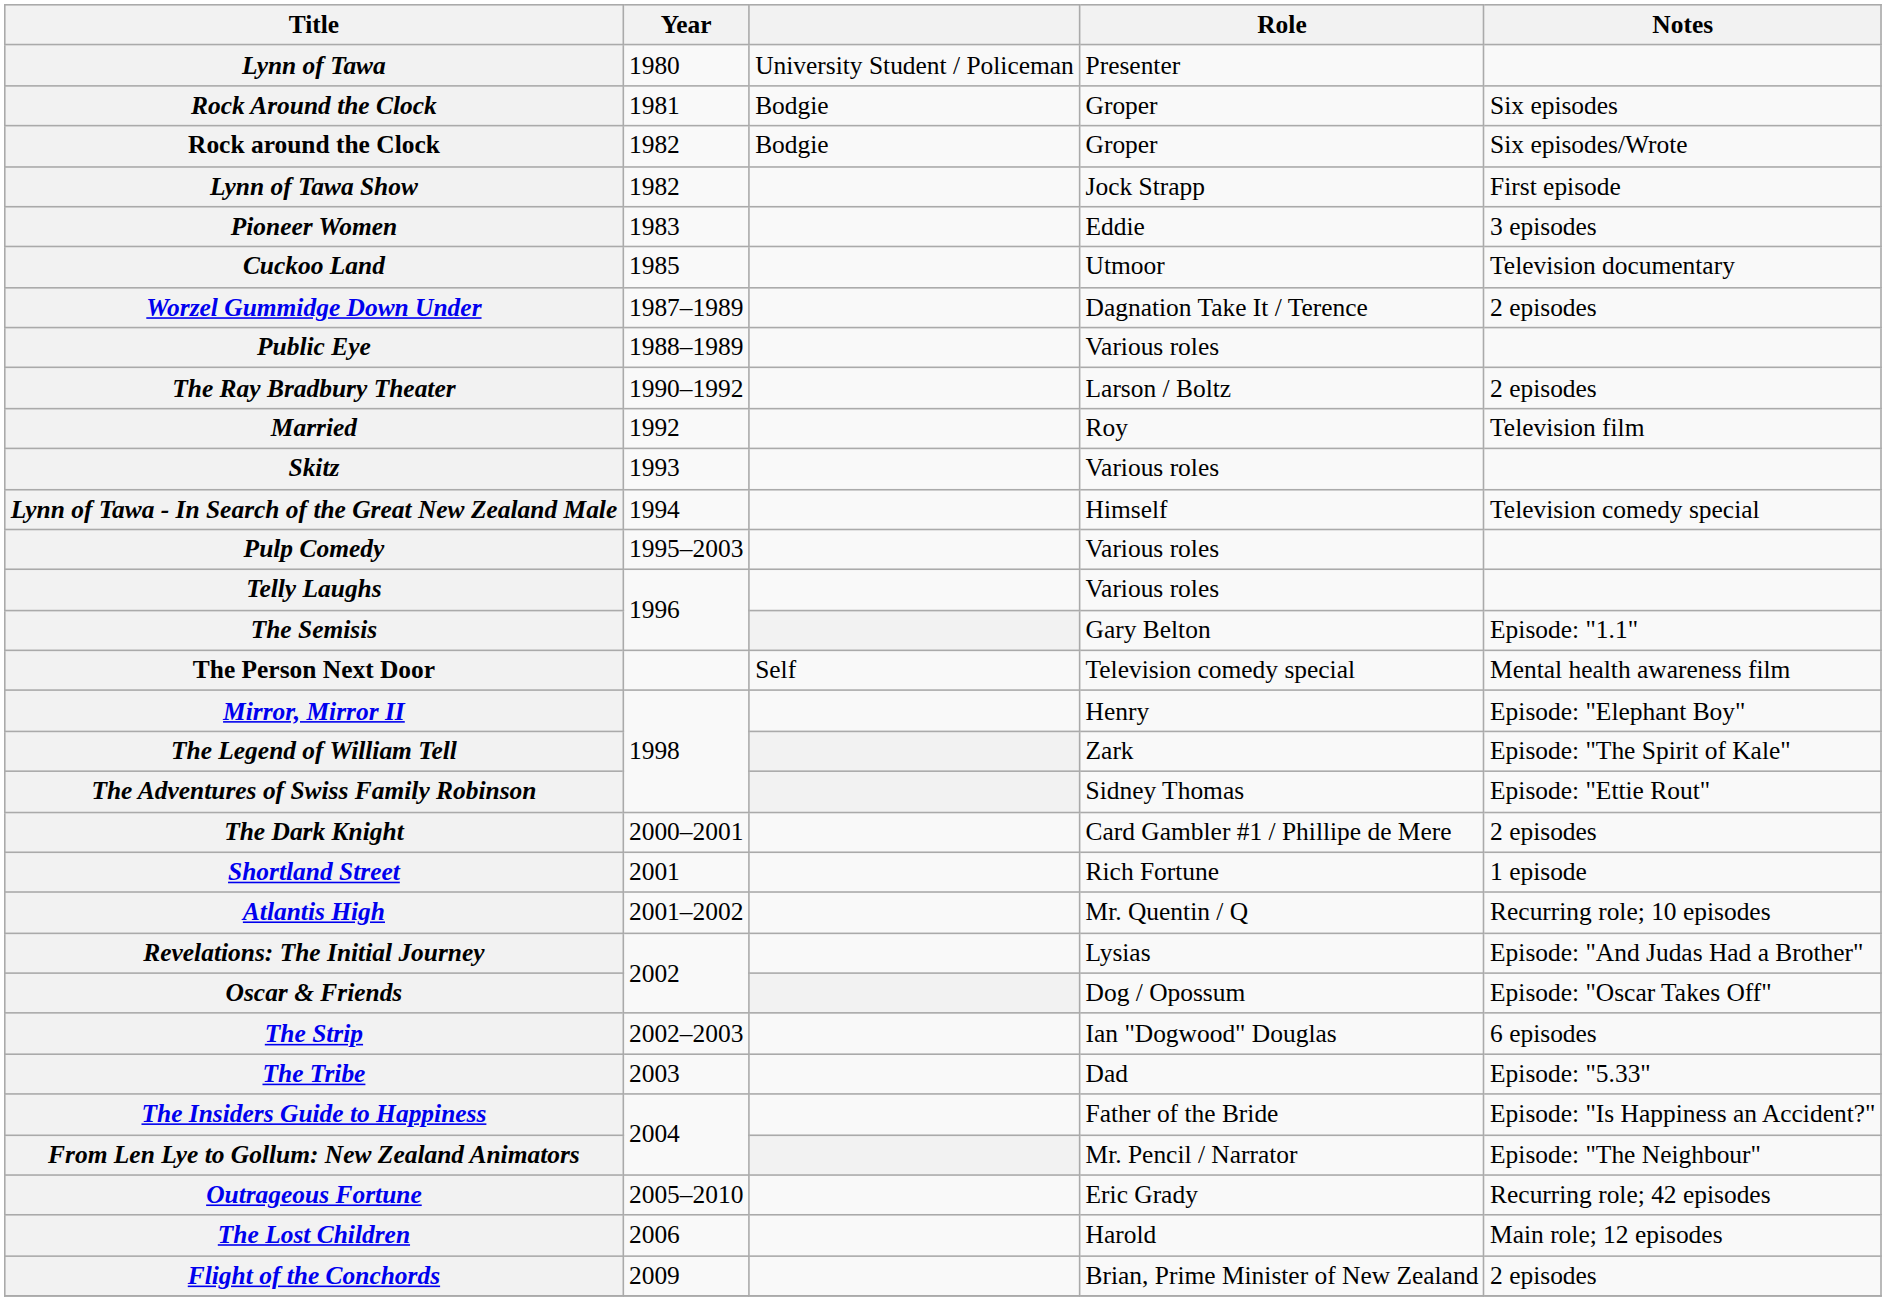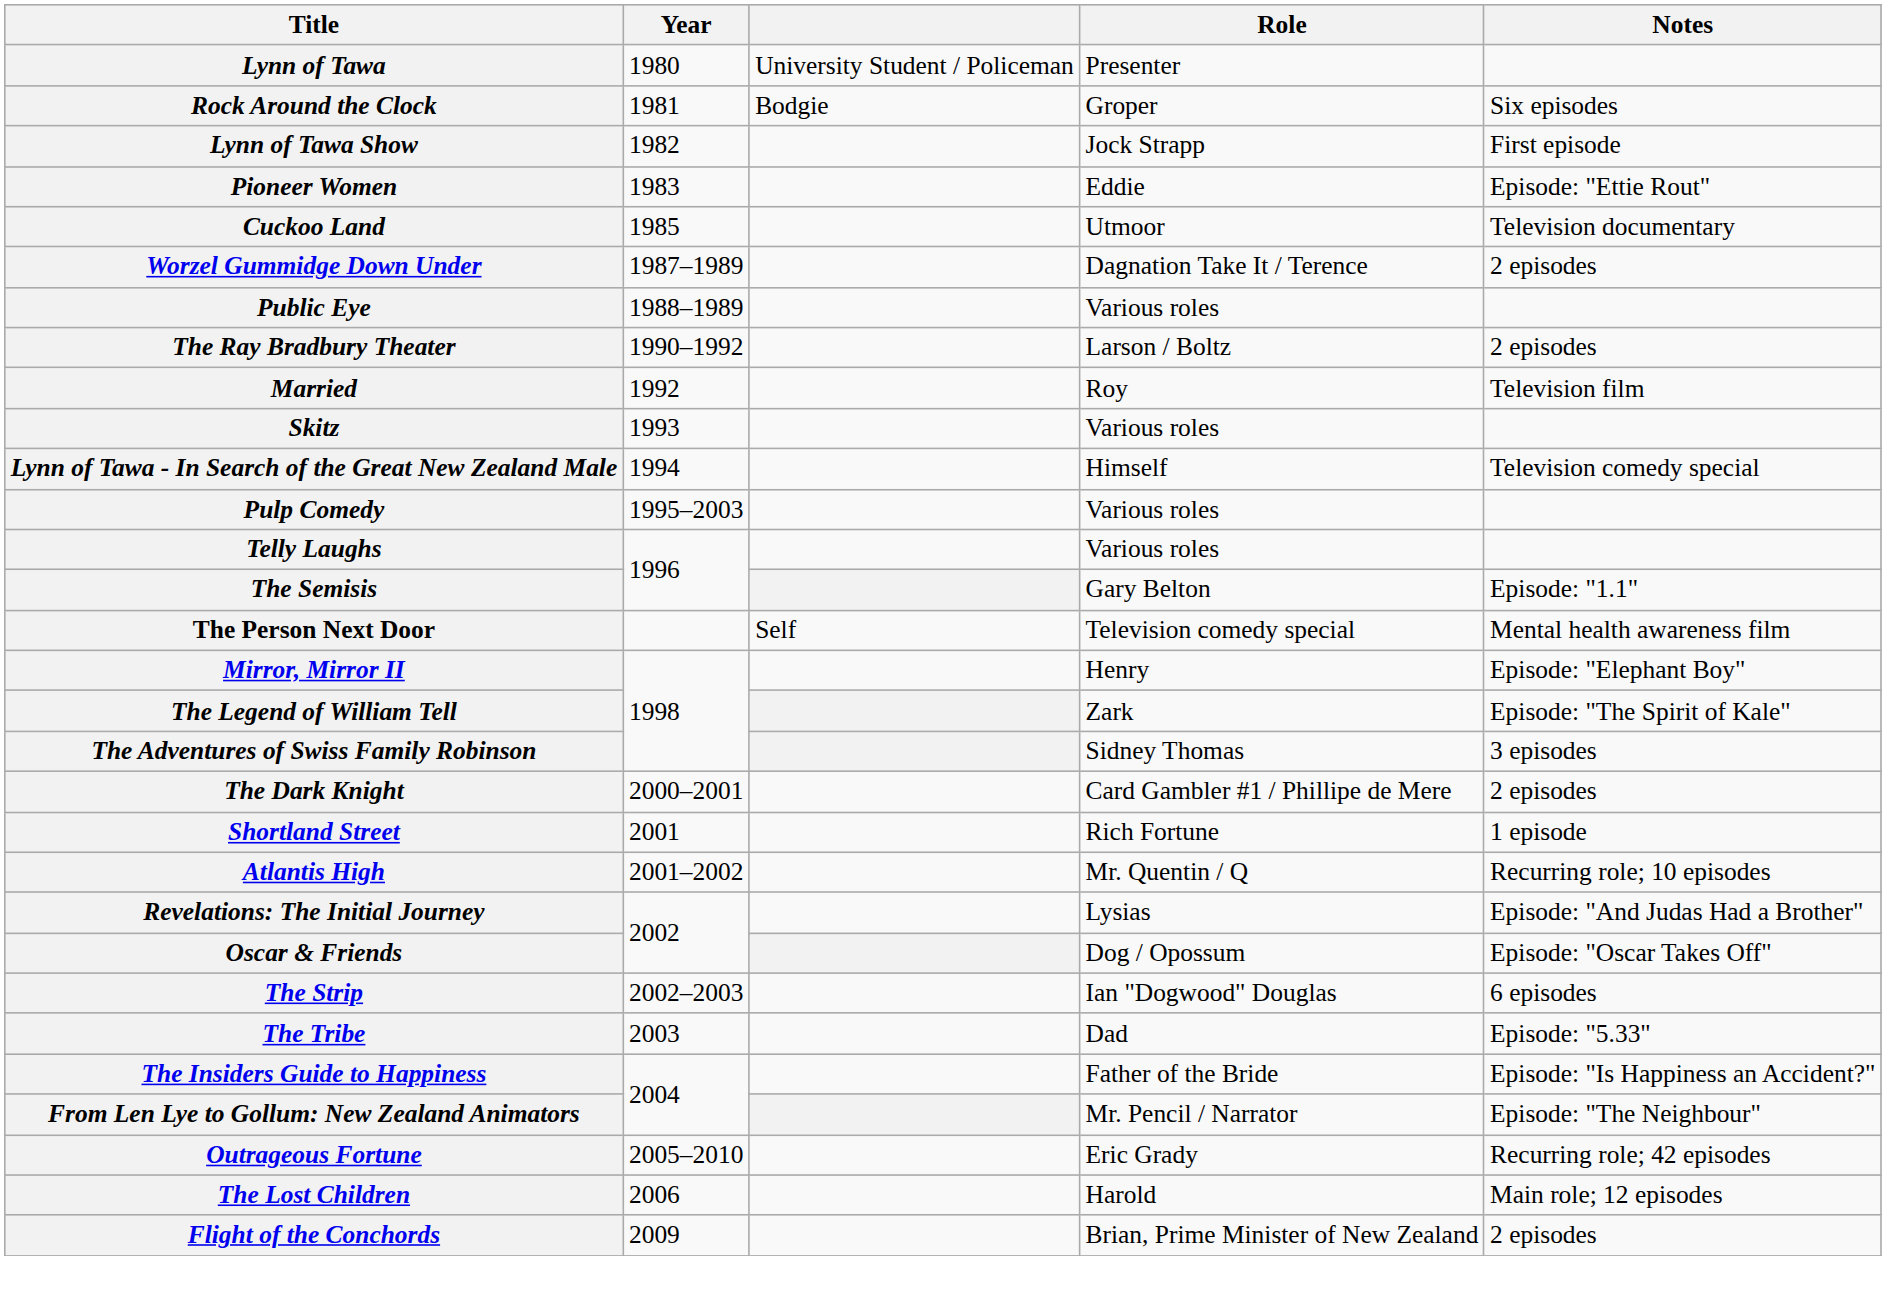- row: (314, 145)
(1543, 226) 3 episodes -> (1600, 186) Episode: "Ettie Rout"
(1600, 791) Episode: "Ettie Rout" -> (1543, 750) 3 episodes
